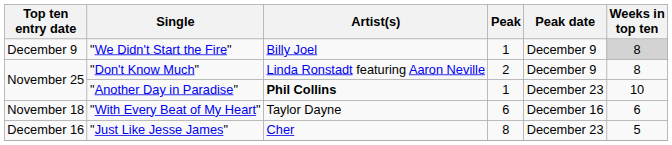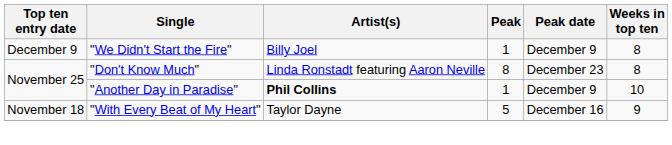(637, 49) lightgrey background -> (637, 49) no background
(506, 69) 2 -> (506, 69) 8
(562, 69) December 9 -> (565, 69) December 23
(565, 89) December 23 -> (562, 89) December 9
(506, 110) 6 -> (506, 110) 5
(637, 110) 6 -> (637, 110) 9
- row: (159, 130)
